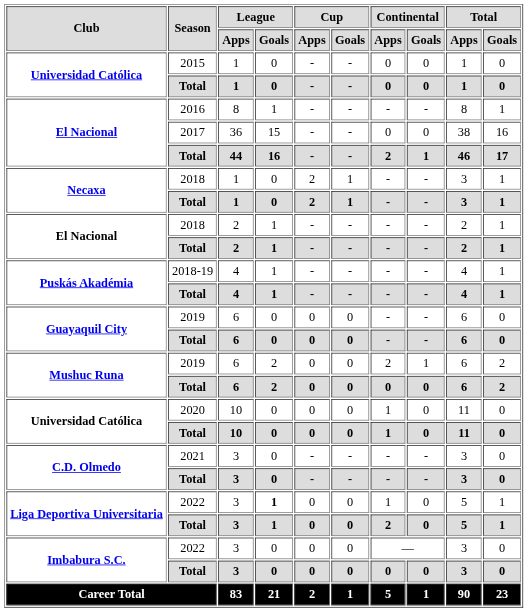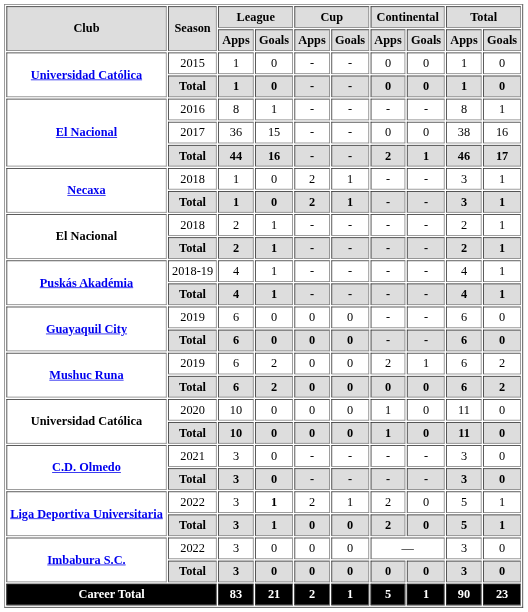(312, 502) 0 -> (312, 502) 2
(350, 502) 0 -> (350, 502) 1
(388, 502) 1 -> (388, 502) 2
